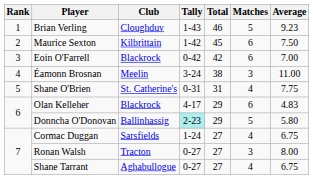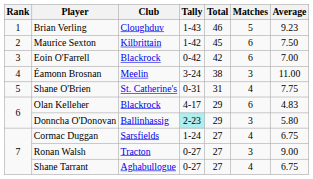(250, 120) 5 -> (250, 120) 3
(289, 151) 8.00 -> (289, 151) 9.00
